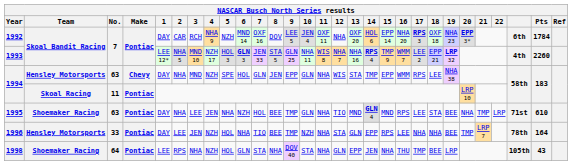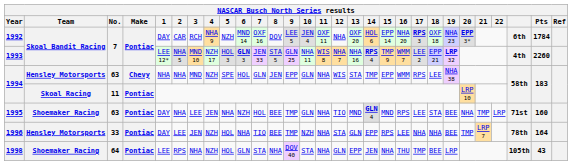(164, 74) DAY -> (164, 74) NHA
(542, 113) 610 -> (542, 113) 160
